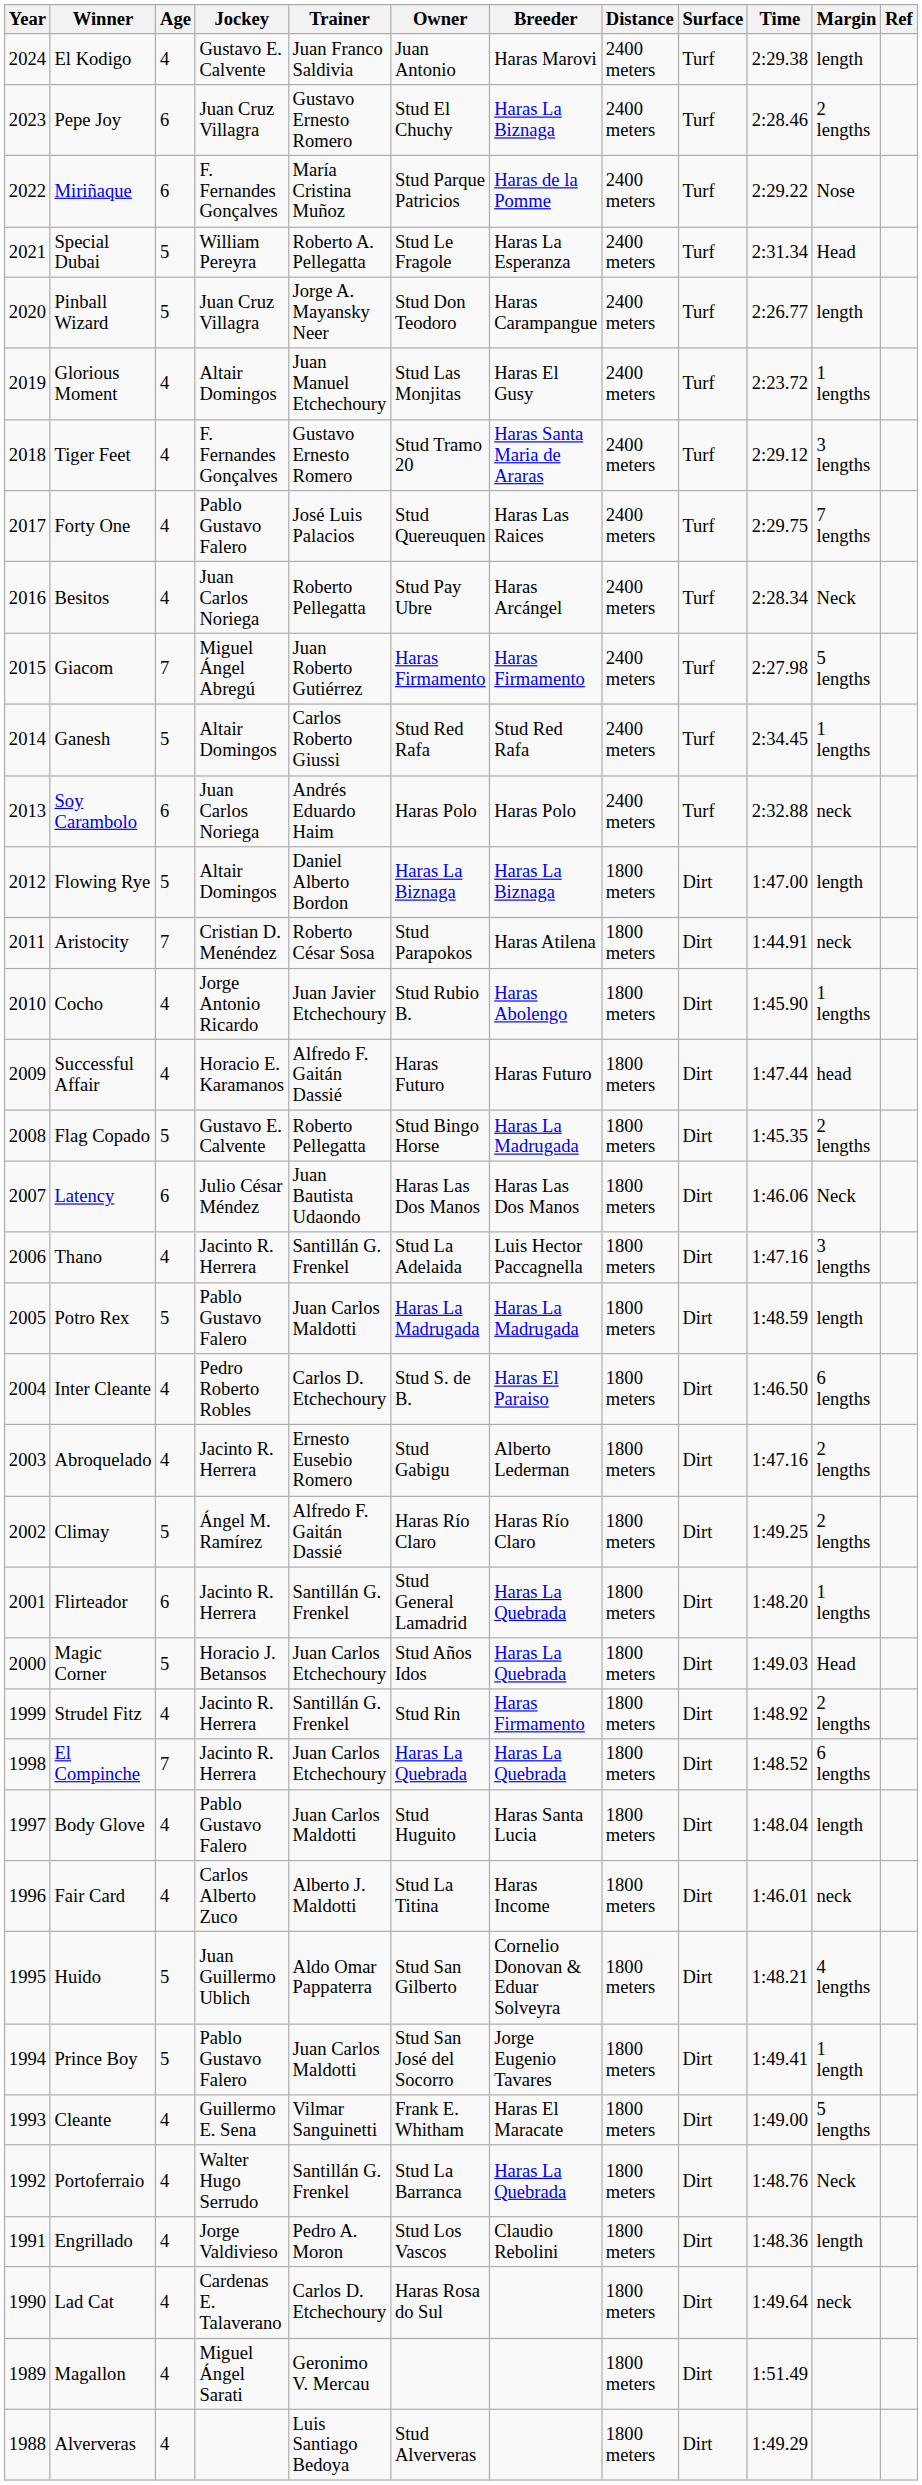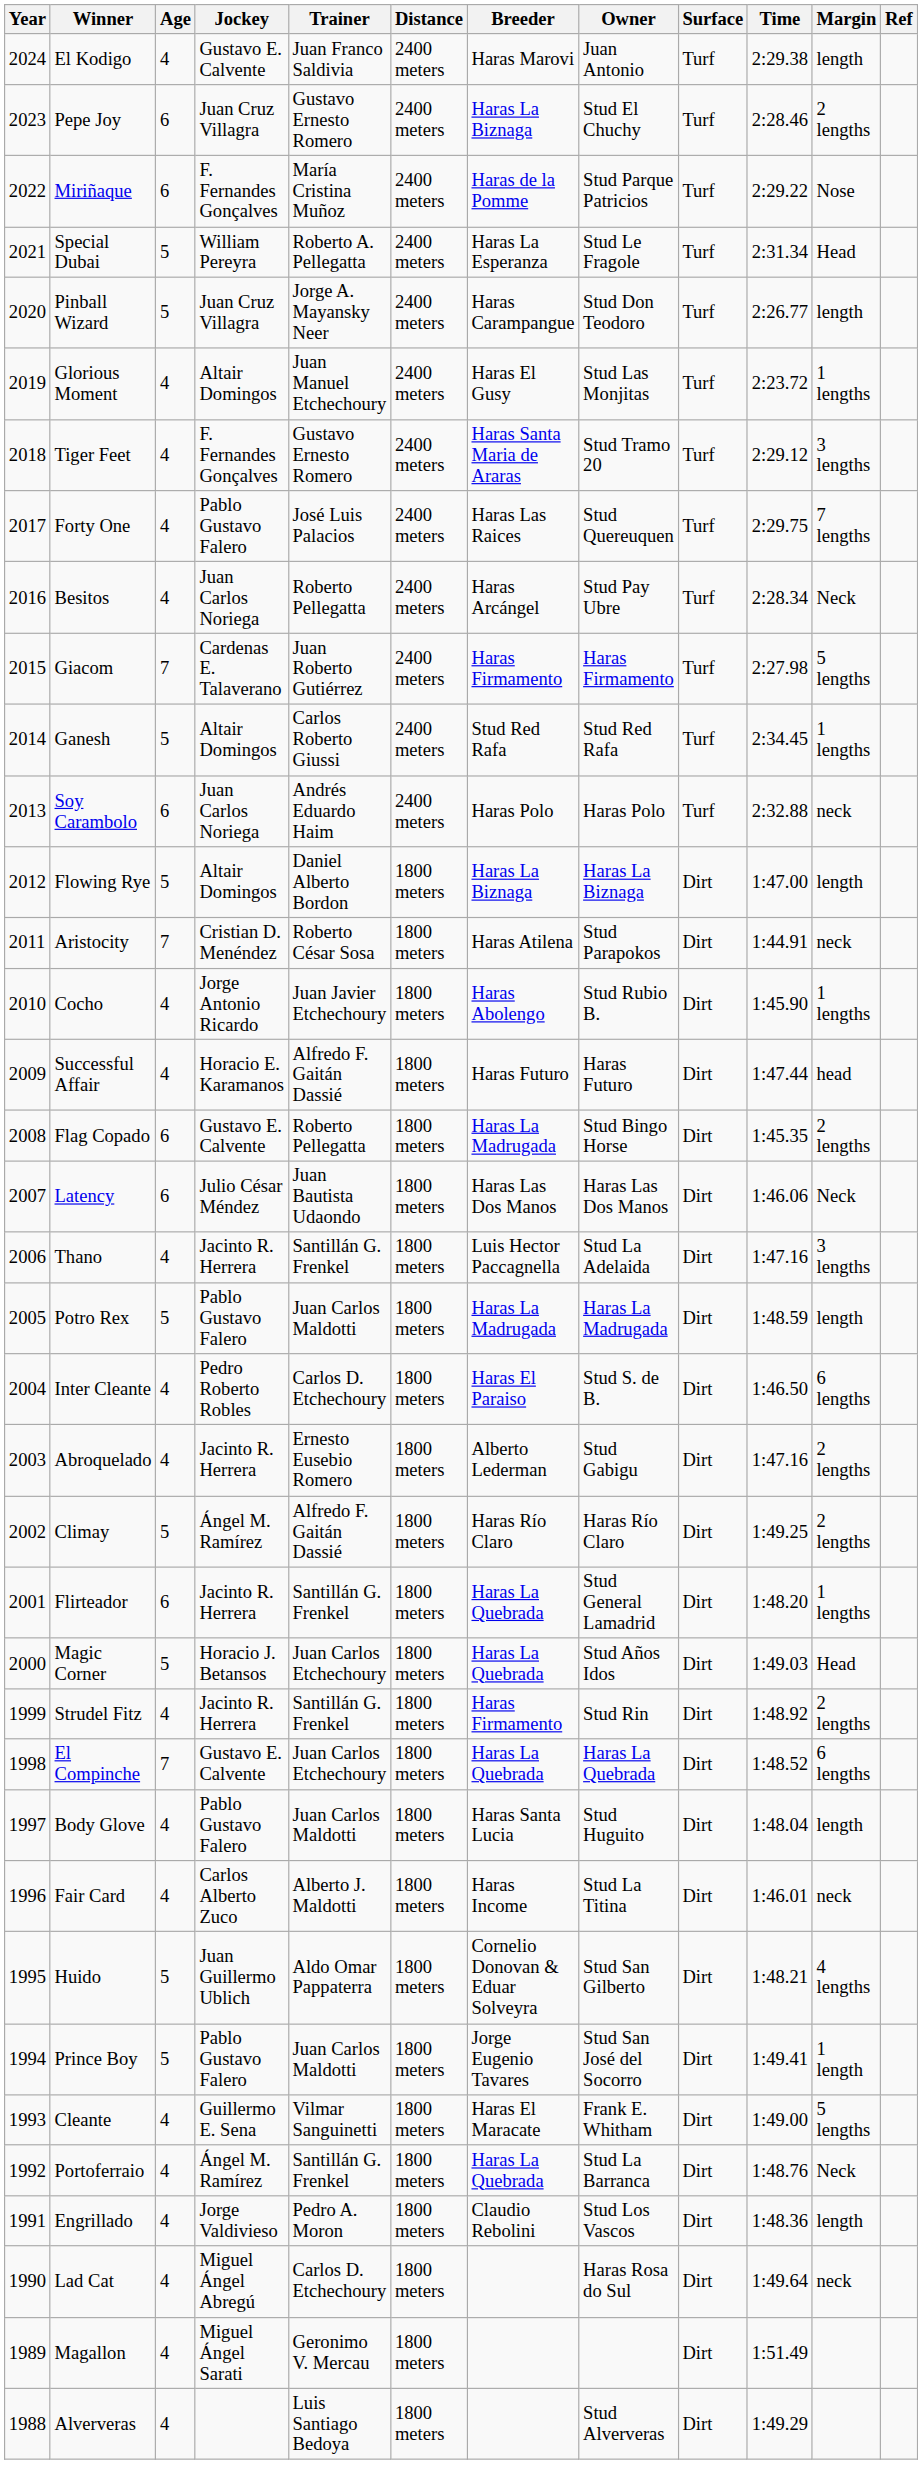columns swapped: (440, 19) <-> (640, 19)
(227, 668) Miguel Ángel Abregú -> (241, 668) Cardenas E. Talaverano
(165, 1135) 5 -> (165, 1135) 6
(237, 1764) Jacinto R. Herrera -> (241, 1764) Gustavo E. Calvente
(229, 2180) Walter Hugo Serrudo -> (235, 2170) Ángel M. Ramírez
(241, 2302) Cardenas E. Talaverano -> (227, 2281) Miguel Ángel Abregú
